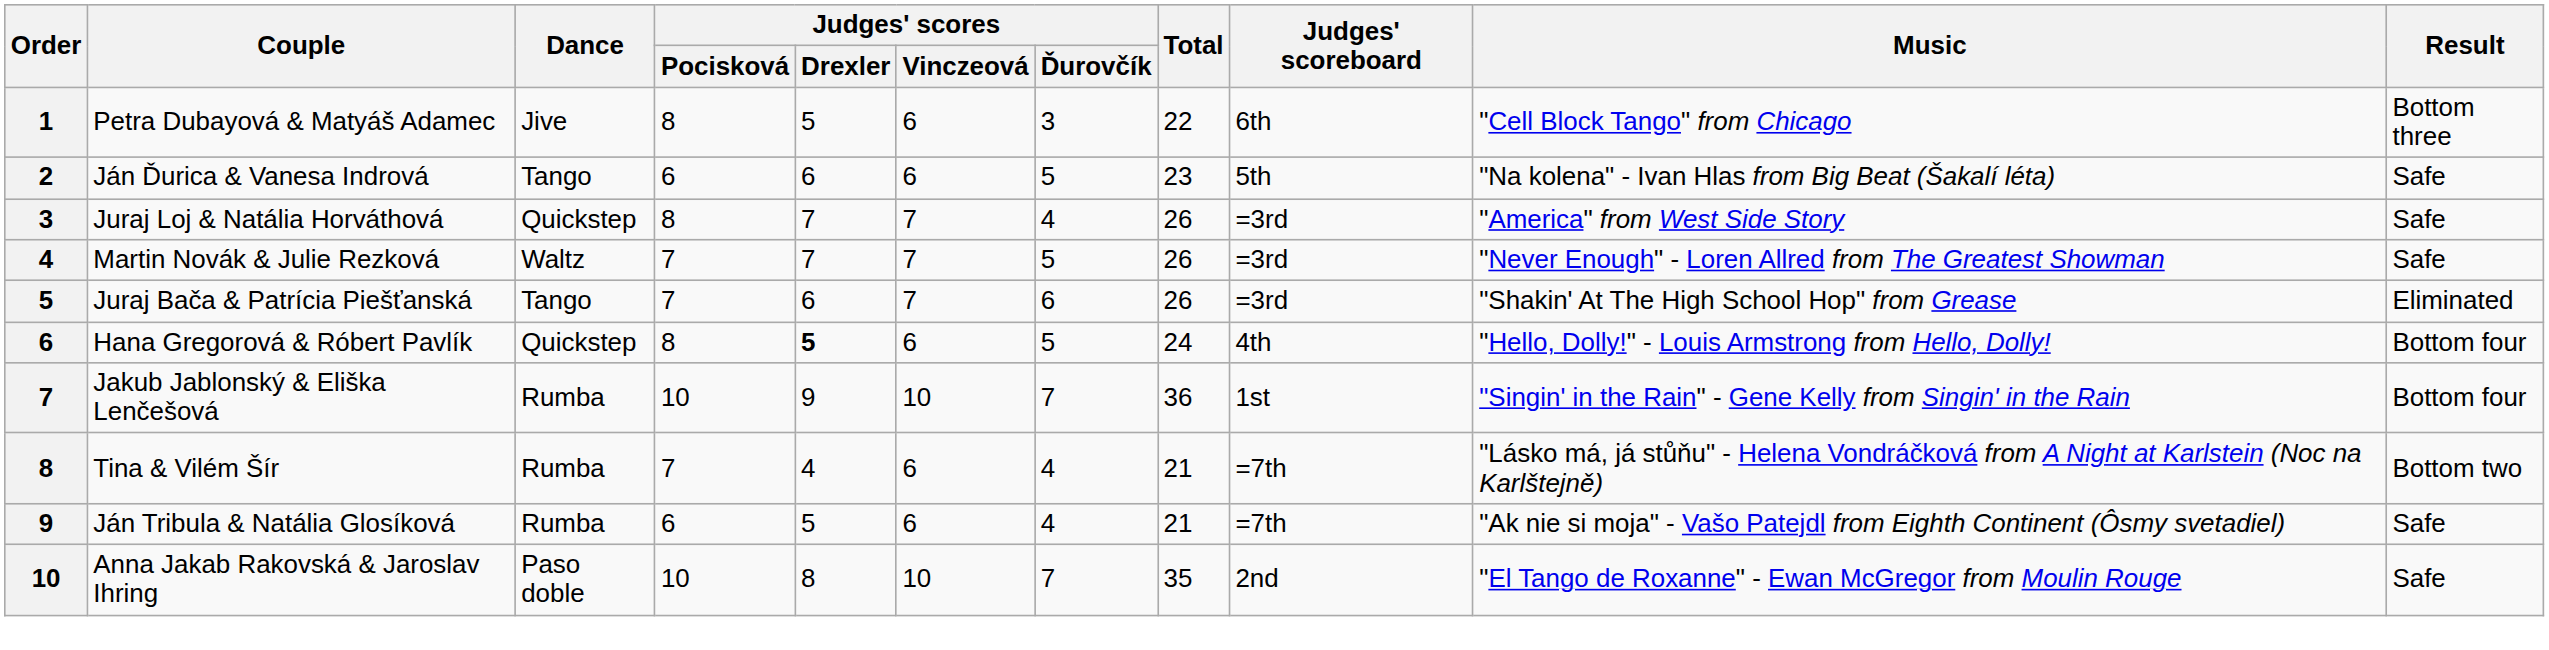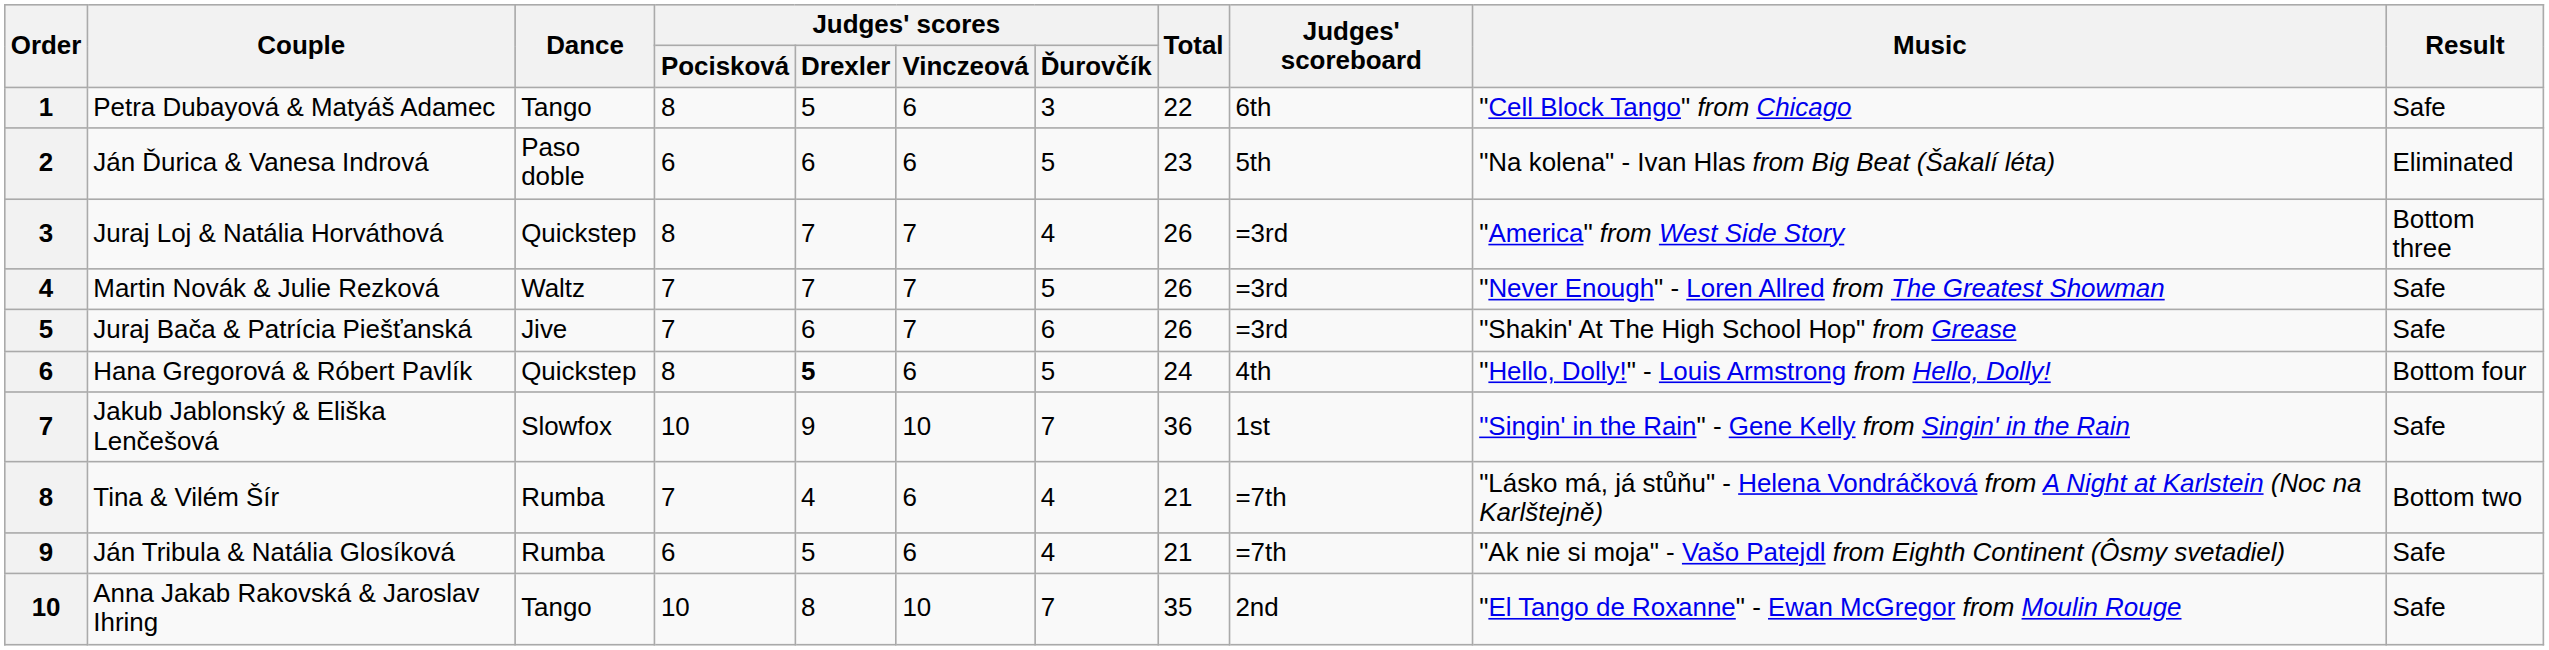(544, 121) Jive -> (556, 107) Tango
(2434, 121) Bottom three -> (2419, 107) Safe
(556, 177) Tango -> (553, 162) Paso doble
(2419, 177) Safe -> (2453, 162) Eliminated
(2419, 218) Safe -> (2434, 233) Bottom three
(556, 300) Tango -> (544, 330) Jive
(2453, 300) Eliminated -> (2419, 330) Safe
(563, 397) Rumba -> (567, 426) Slowfox
(2459, 397) Bottom four -> (2419, 426) Safe
(553, 579) Paso doble -> (556, 608) Tango
